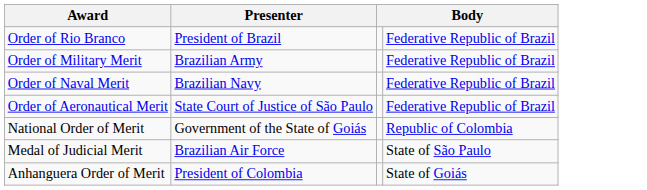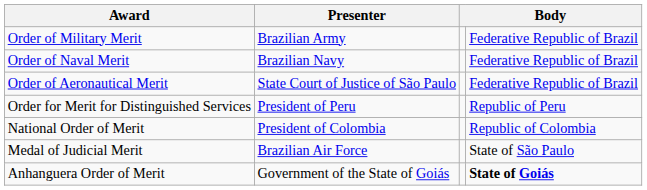- row: (66, 38)
+ row: (129, 106)
(270, 128) Government of the State of Goiás -> (322, 128) President of Colombia
(239, 173) President of Colombia -> (353, 173) Government of the State of Goiás
(426, 173) normal -> (512, 173) bold
